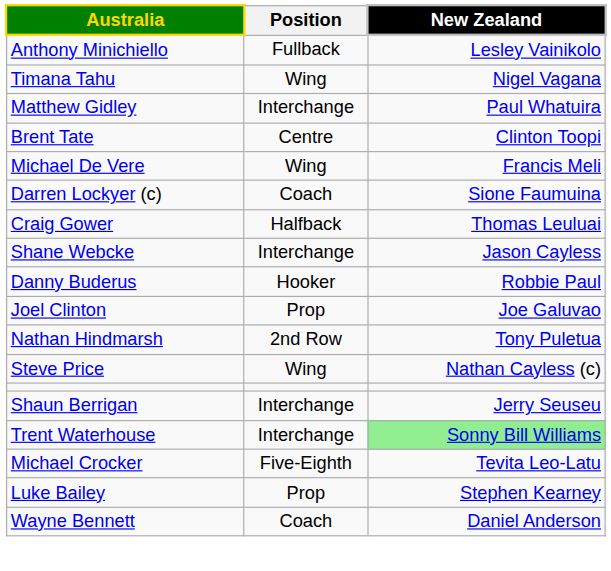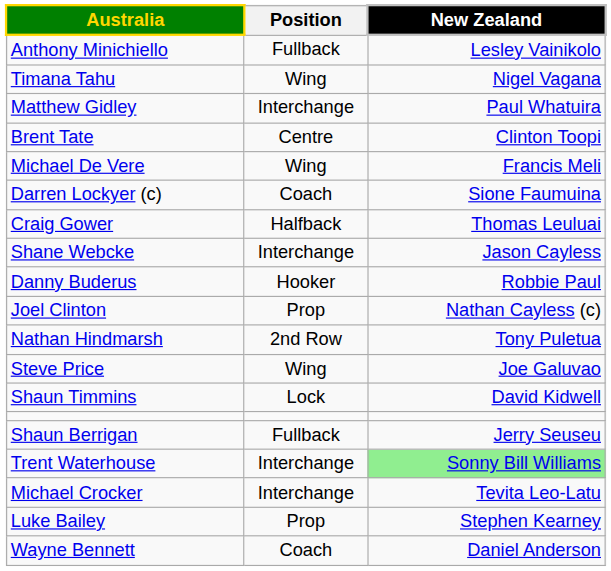(550, 310) Joe Galuvao -> (523, 310) Nathan Cayless (c)
(523, 368) Nathan Cayless (c) -> (550, 368) Joe Galuvao
+ row: (74, 397)
(306, 405) Interchange -> (306, 434) Fullback
(306, 463) Five-Eighth -> (306, 492) Interchange
